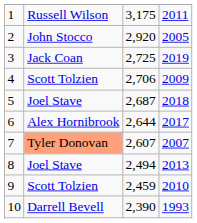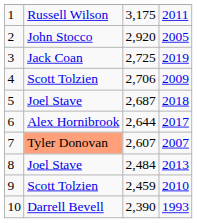(141, 164) 2,494 -> (141, 164) 2,484
